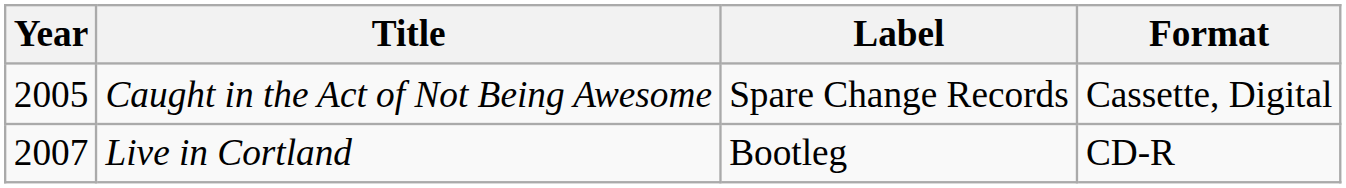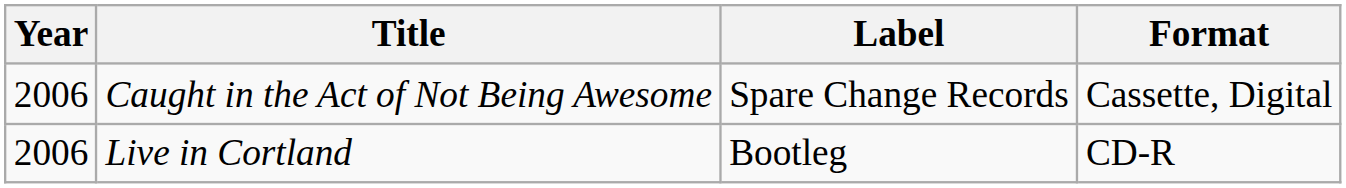(51, 93) 2005 -> (51, 93) 2006
(51, 152) 2007 -> (51, 152) 2006
